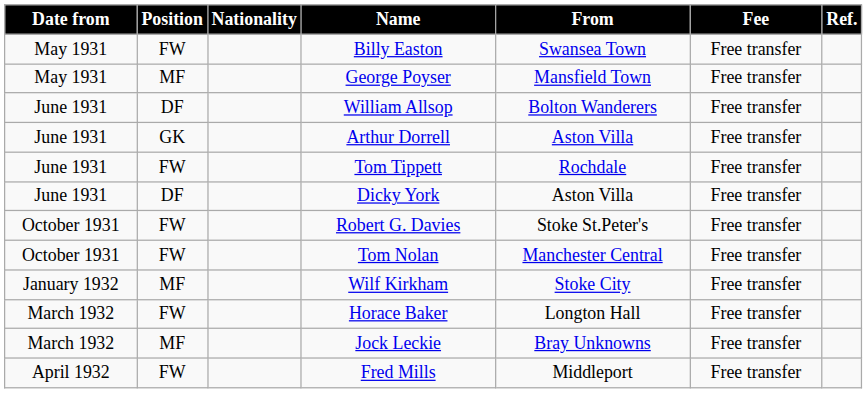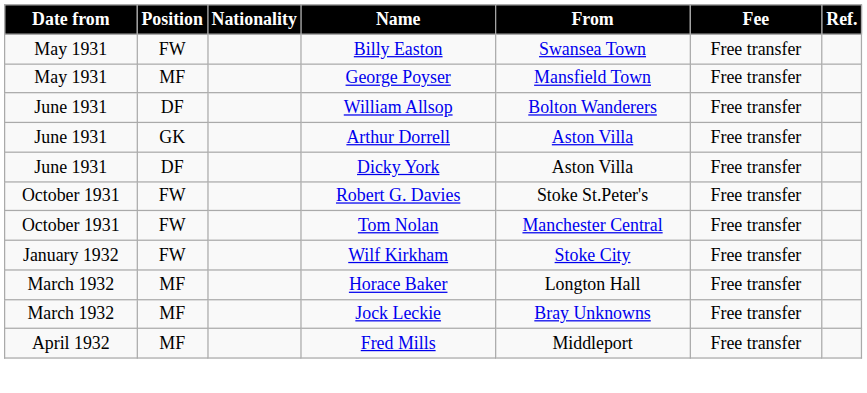- row: (398, 166)
(172, 284) MF -> (172, 255) FW
(172, 314) FW -> (172, 284) MF
(172, 373) FW -> (172, 343) MF
